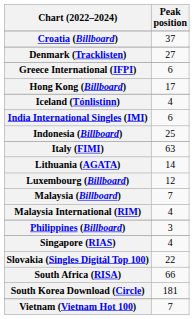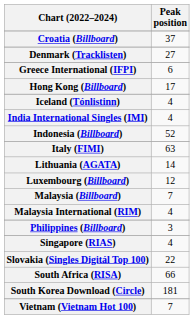(170, 117) 6 -> (170, 117) 4
(170, 133) 25 -> (170, 133) 52
